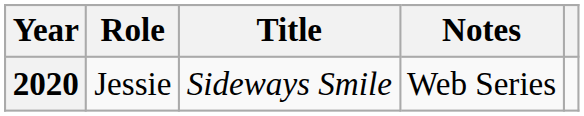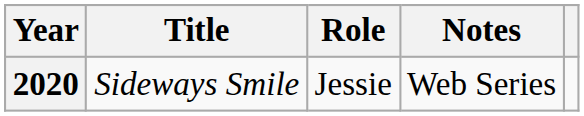columns swapped: (289, 30) <-> (133, 30)
